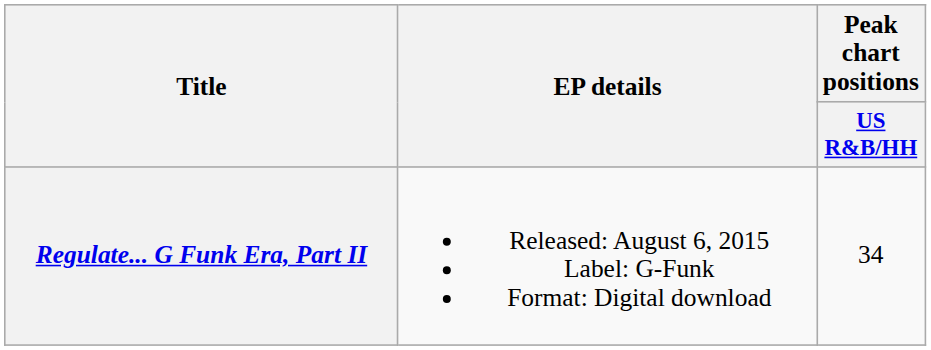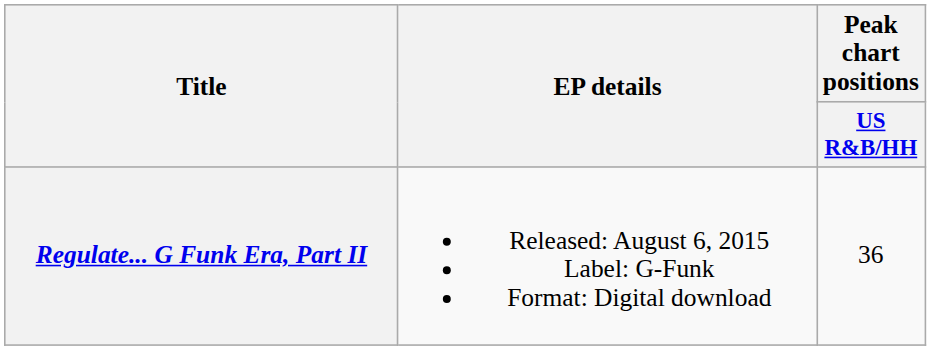(871, 255) 34 -> (871, 255) 36
